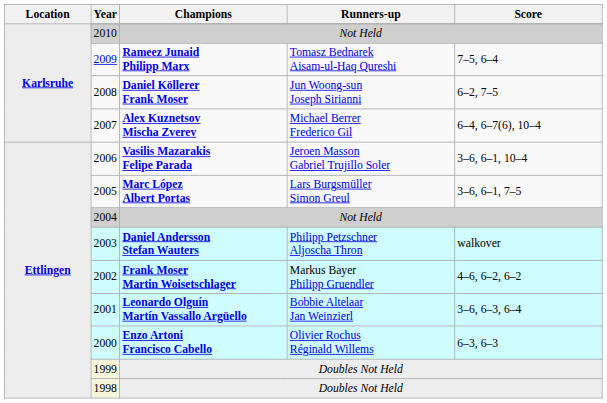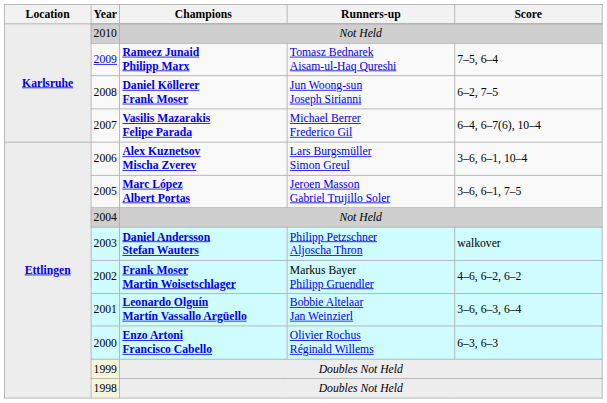(161, 125) Alex Kuznetsov Mischa Zverev -> (166, 125) Vasilis Mazarakis Felipe Parada
(166, 158) Vasilis Mazarakis Felipe Parada -> (161, 158) Alex Kuznetsov Mischa Zverev
(340, 158) Jeroen Masson Gabriel Trujillo Soler -> (331, 158) Lars Burgsmüller Simon Greul
(331, 191) Lars Burgsmüller Simon Greul -> (340, 191) Jeroen Masson Gabriel Trujillo Soler
